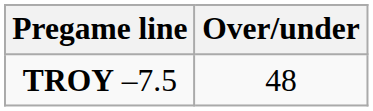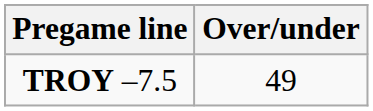(281, 79) 48 -> (281, 79) 49
